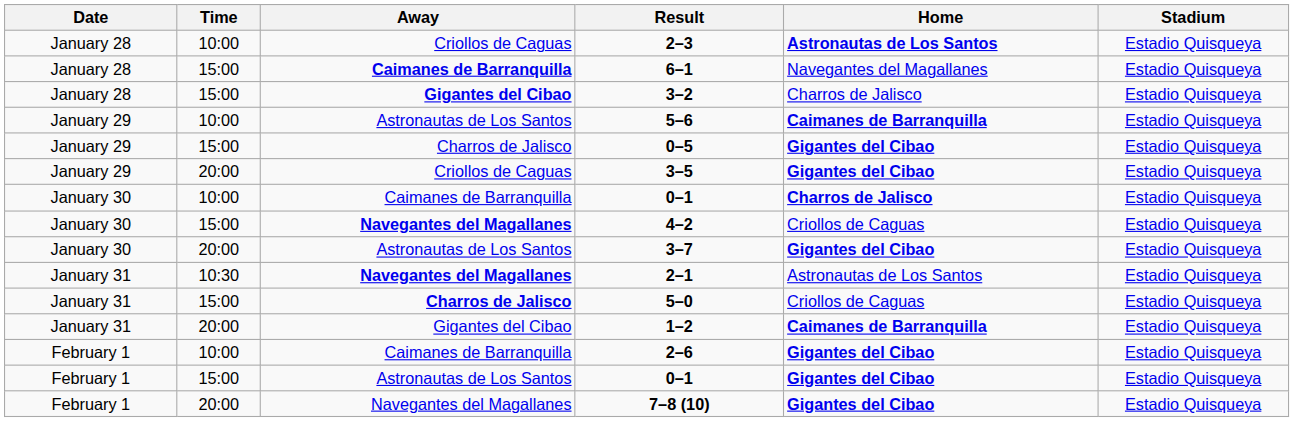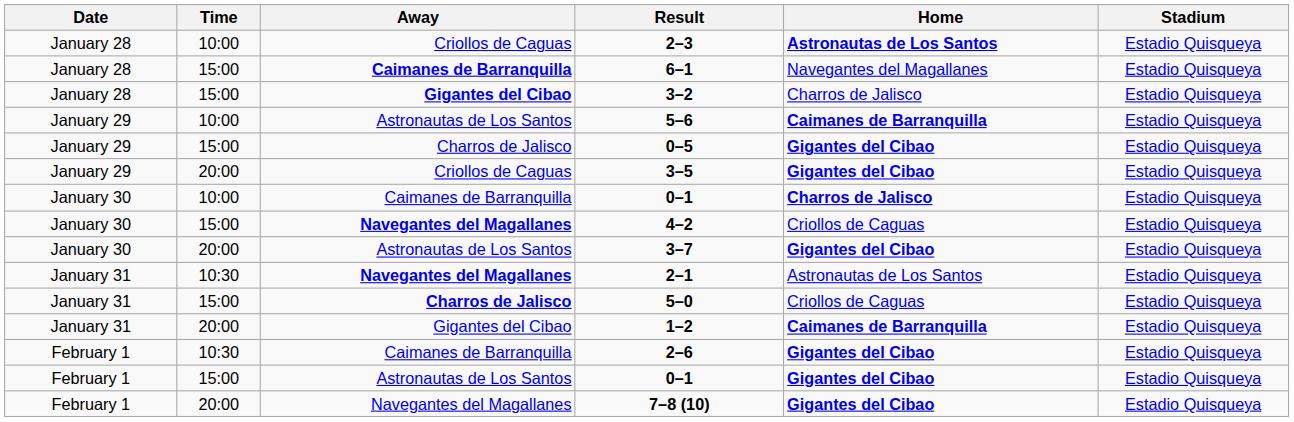(219, 352) 10:00 -> (219, 352) 10:30
